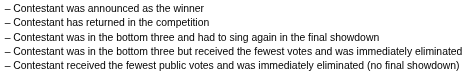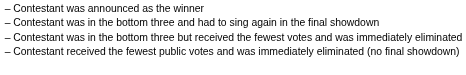- row: (111, 23)
